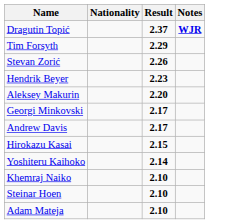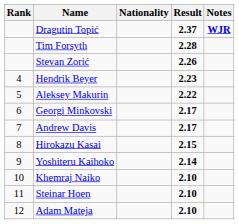+ column: (19, 12)
(159, 45) 2.29 -> (188, 45) 2.28
(159, 95) 2.20 -> (188, 95) 2.22
